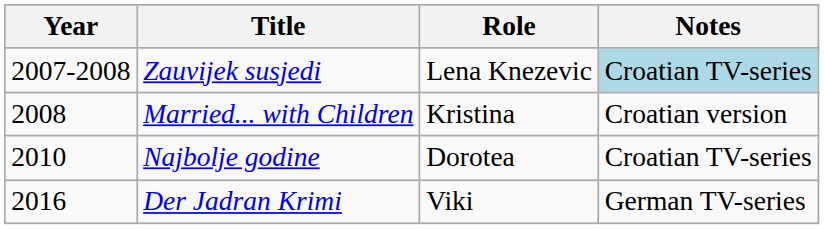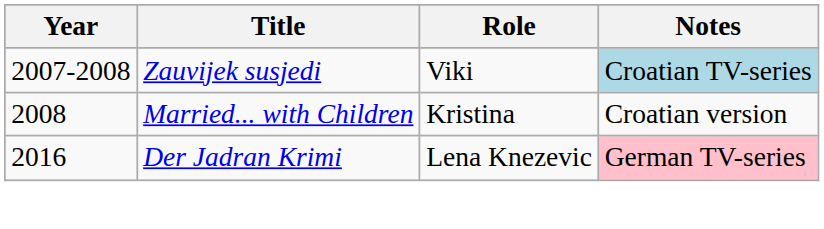(509, 69) Lena Knezevic -> (450, 69) Viki
- row: (231, 157)
(450, 200) Viki -> (509, 157) Lena Knezevic
(705, 200) no background -> (705, 157) pink background
